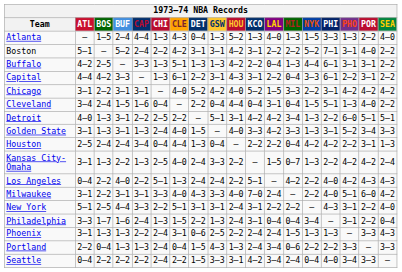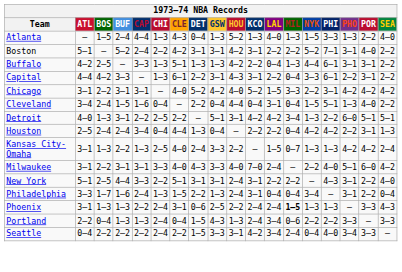- row: (36, 132)
(331, 163) 2–2 -> (331, 150) 1–3
- row: (34, 181)
(293, 234) normal -> (293, 208) bold
